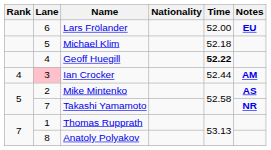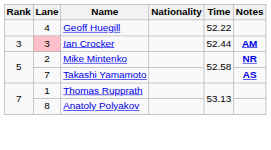- row: (95, 28)
- row: (91, 43)
(219, 59) bold -> (219, 28) normal
(19, 75) 4 -> (19, 43) 3
(250, 91) AS -> (250, 59) NR
(250, 106) NR -> (250, 75) AS
